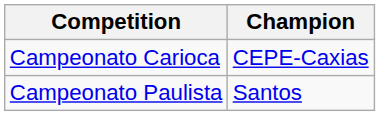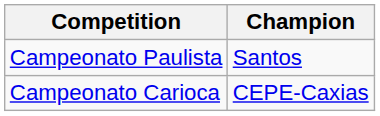rows swapped: (115, 57) <-> (116, 92)
